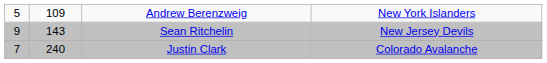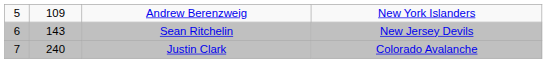(17, 31) 9 -> (17, 31) 6
